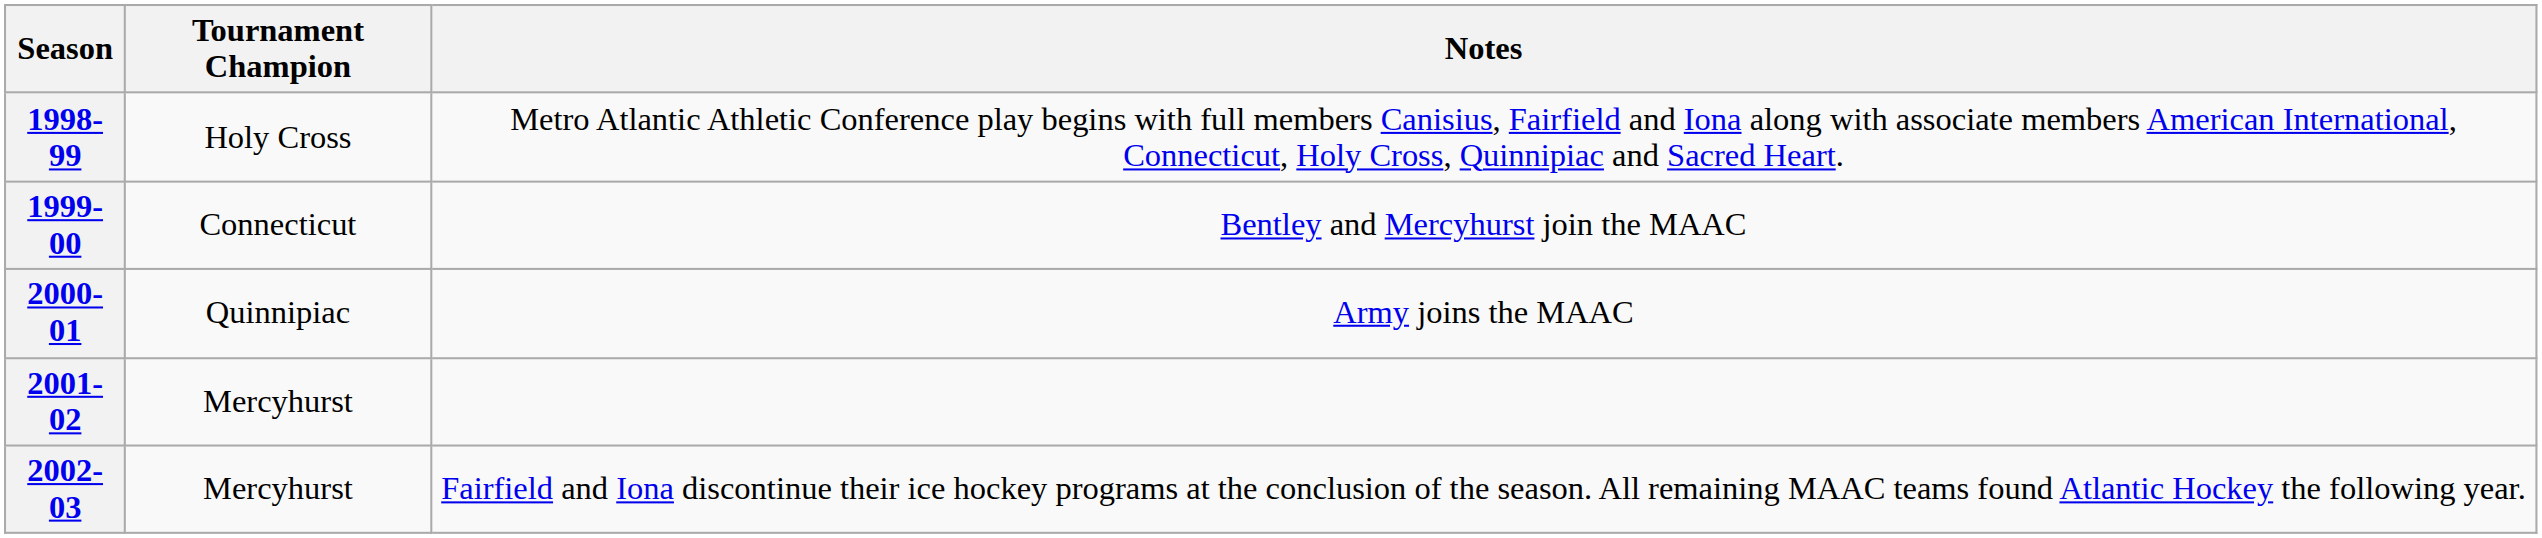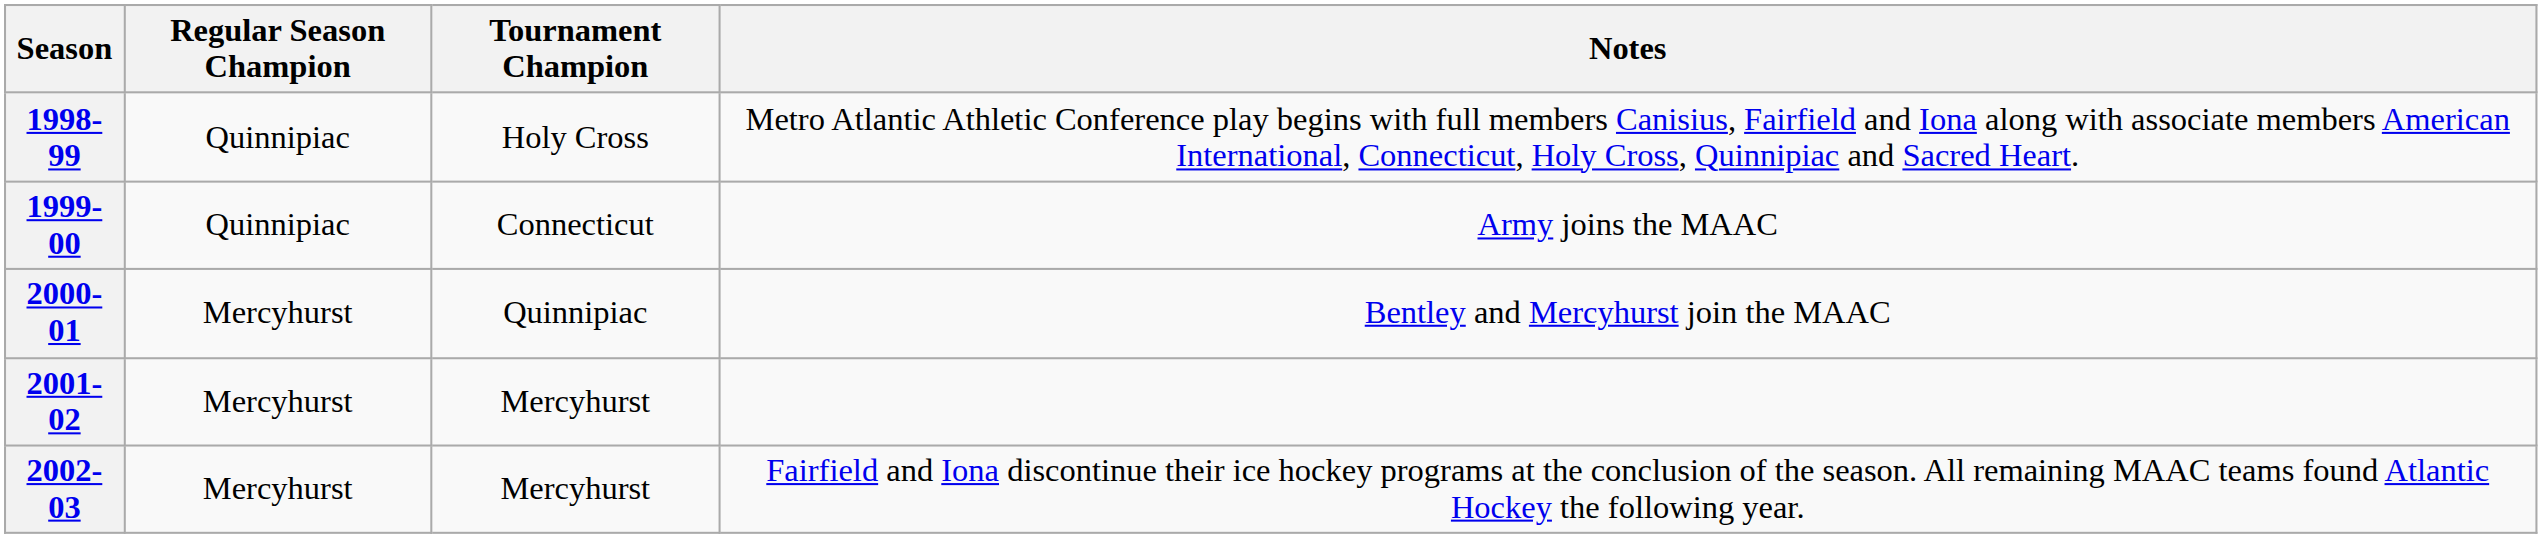+ column: (278, 48)
(1483, 224) Bentley and Mercyhurst join the MAAC -> (1628, 224) Army joins the MAAC
(1483, 312) Army joins the MAAC -> (1628, 312) Bentley and Mercyhurst join the MAAC
